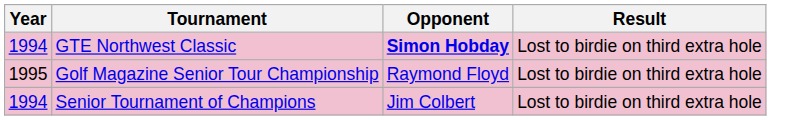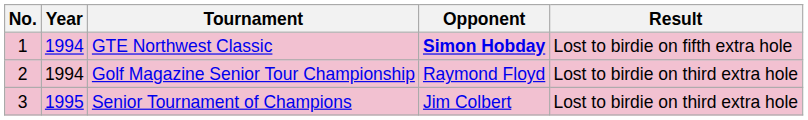+ column: (23, 19)
(639, 46) Lost to birdie on third extra hole -> (673, 46) Lost to birdie on fifth extra hole
(28, 74) 1995 -> (64, 74) 1994
(28, 102) 1994 -> (64, 102) 1995
